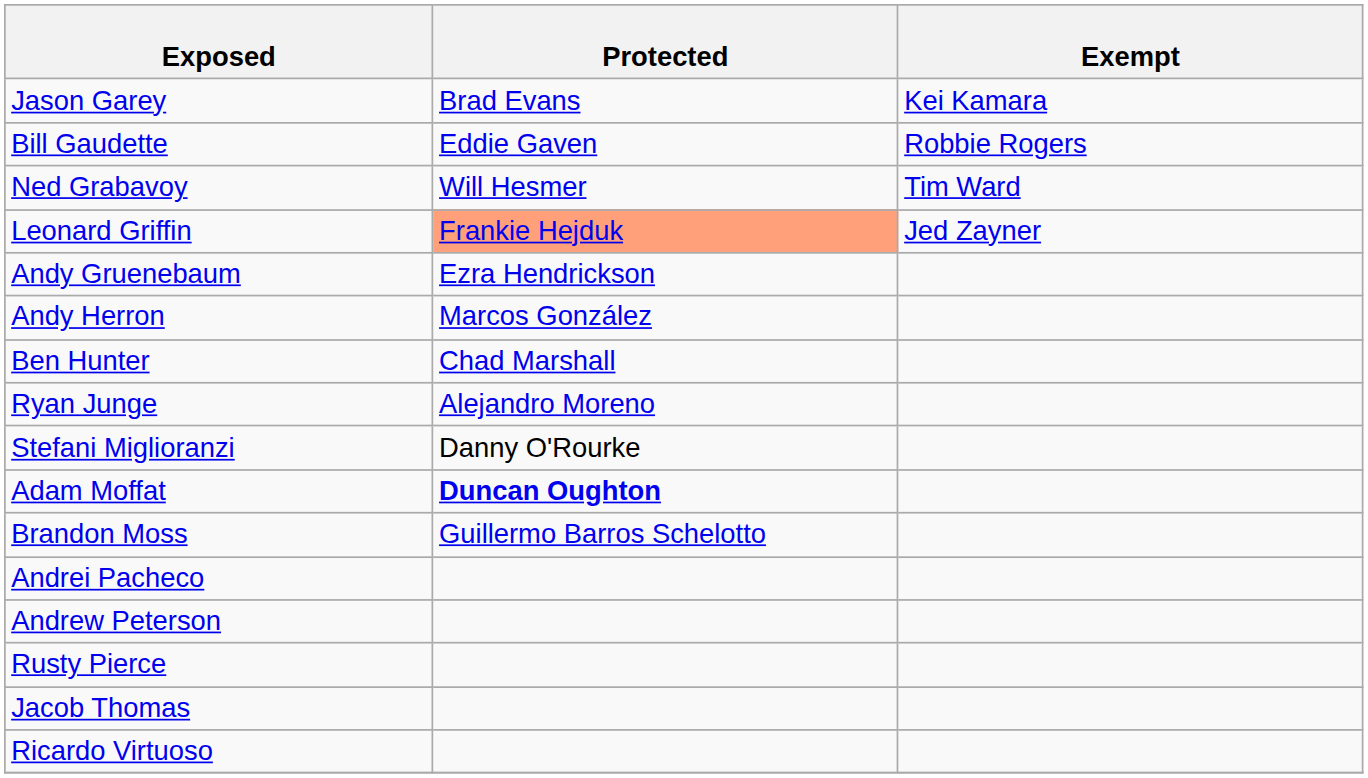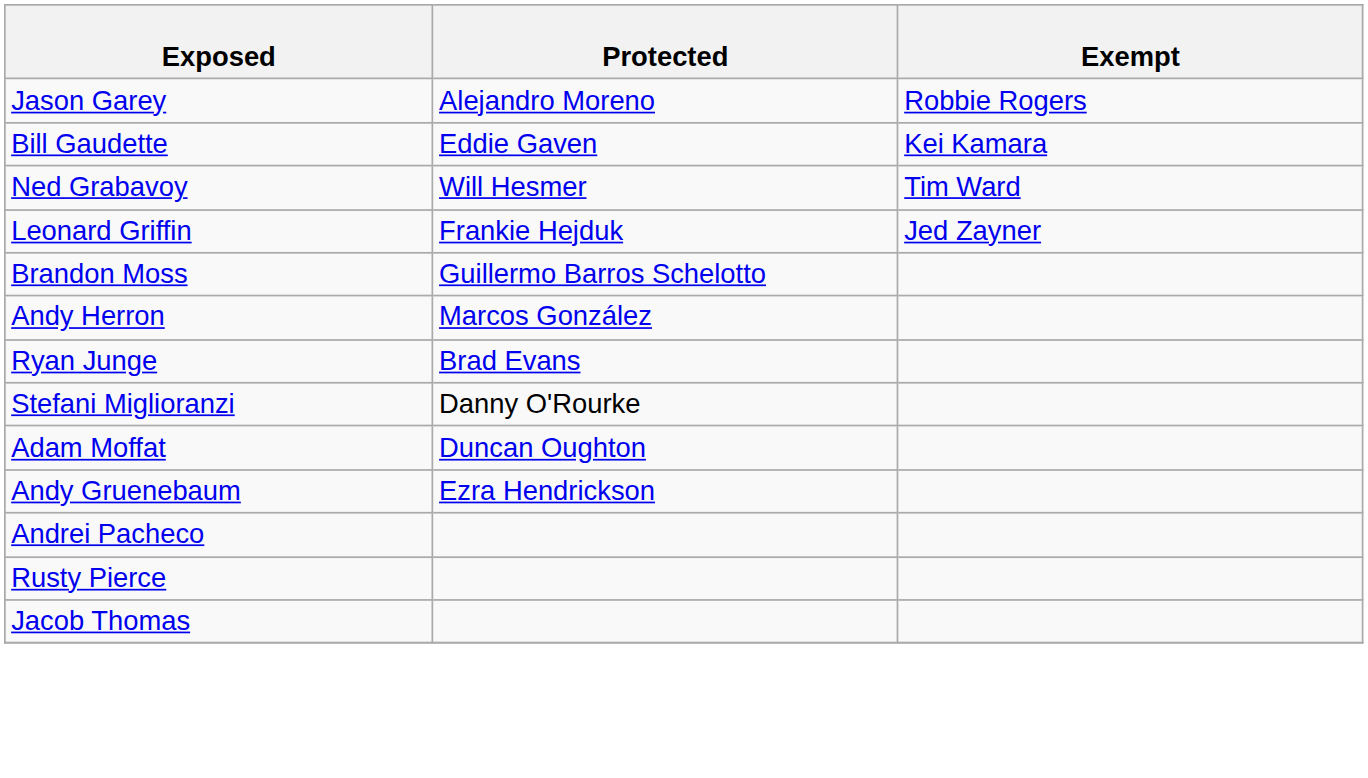(510, 100) Brad Evans -> (547, 100) Alejandro Moreno
(976, 100) Kei Kamara -> (995, 100) Robbie Rogers
(995, 143) Robbie Rogers -> (976, 143) Kei Kamara
(531, 230) lightsalmon background -> (531, 230) no background
rows swapped: (126, 273) <-> (99, 534)
- row: (80, 360)
(547, 404) Alejandro Moreno -> (510, 360) Brad Evans
(550, 490) bold -> (543, 447) normal
- row: (116, 621)
- row: (112, 751)
